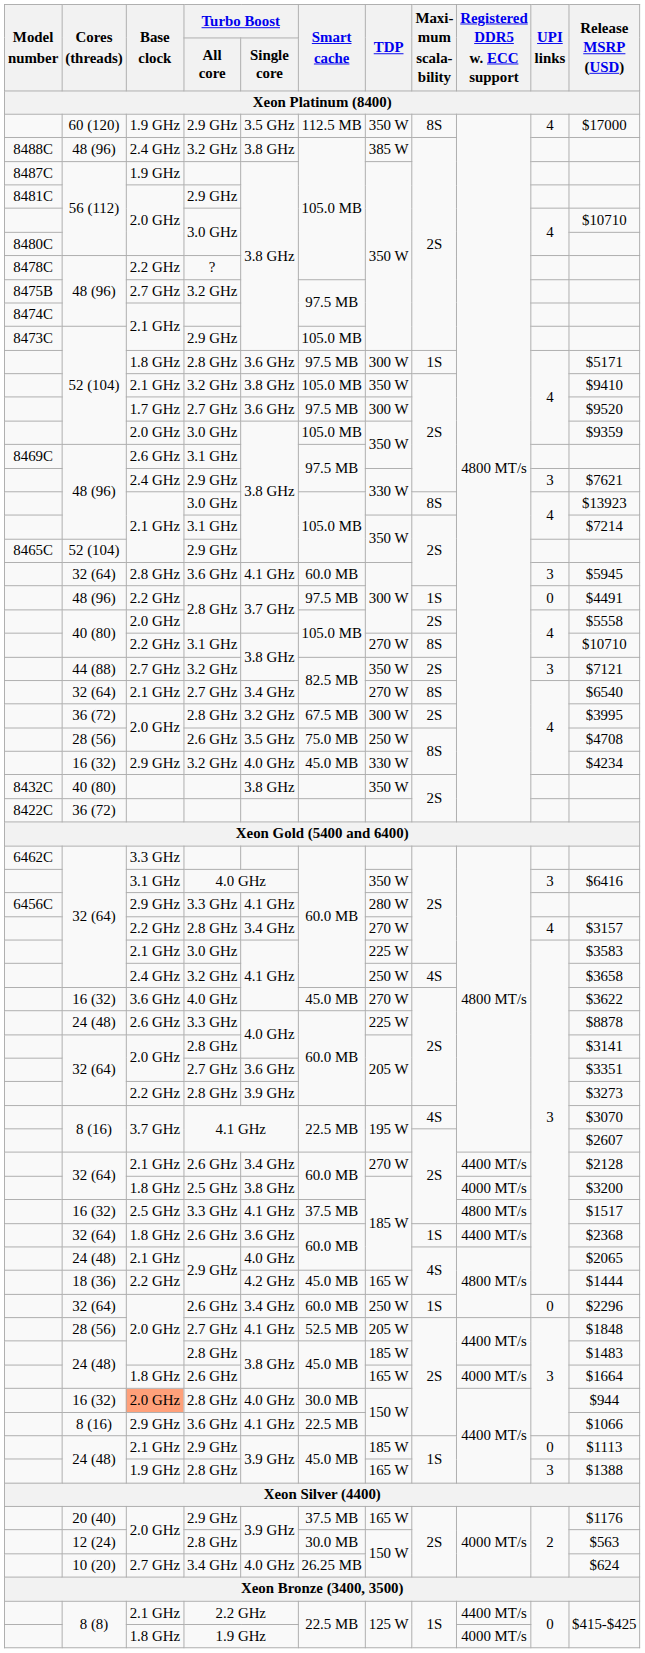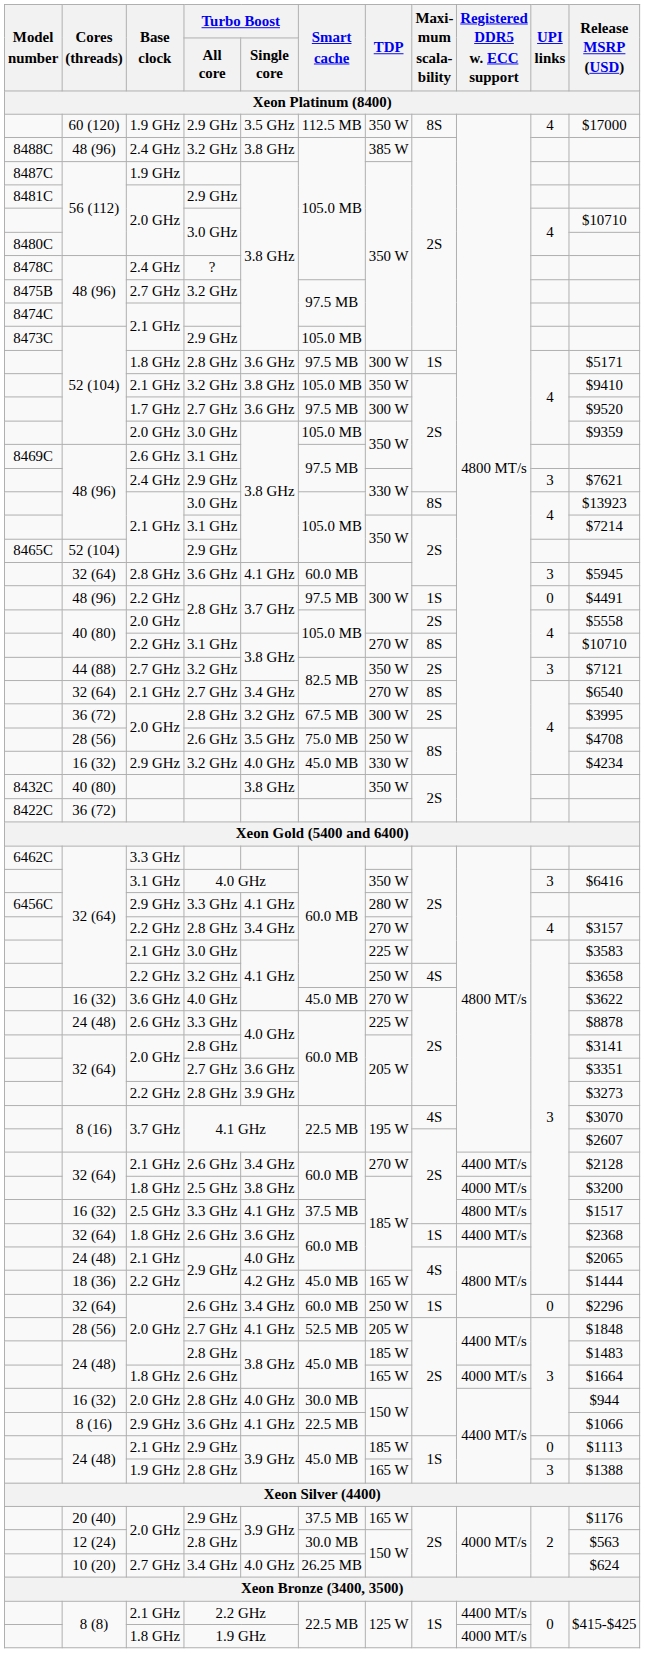(155, 267) 2.2 GHz -> (155, 267) 2.4 GHz
(155, 975) 2.4 GHz -> (155, 975) 2.2 GHz
(155, 1400) lightsalmon background -> (155, 1400) no background
